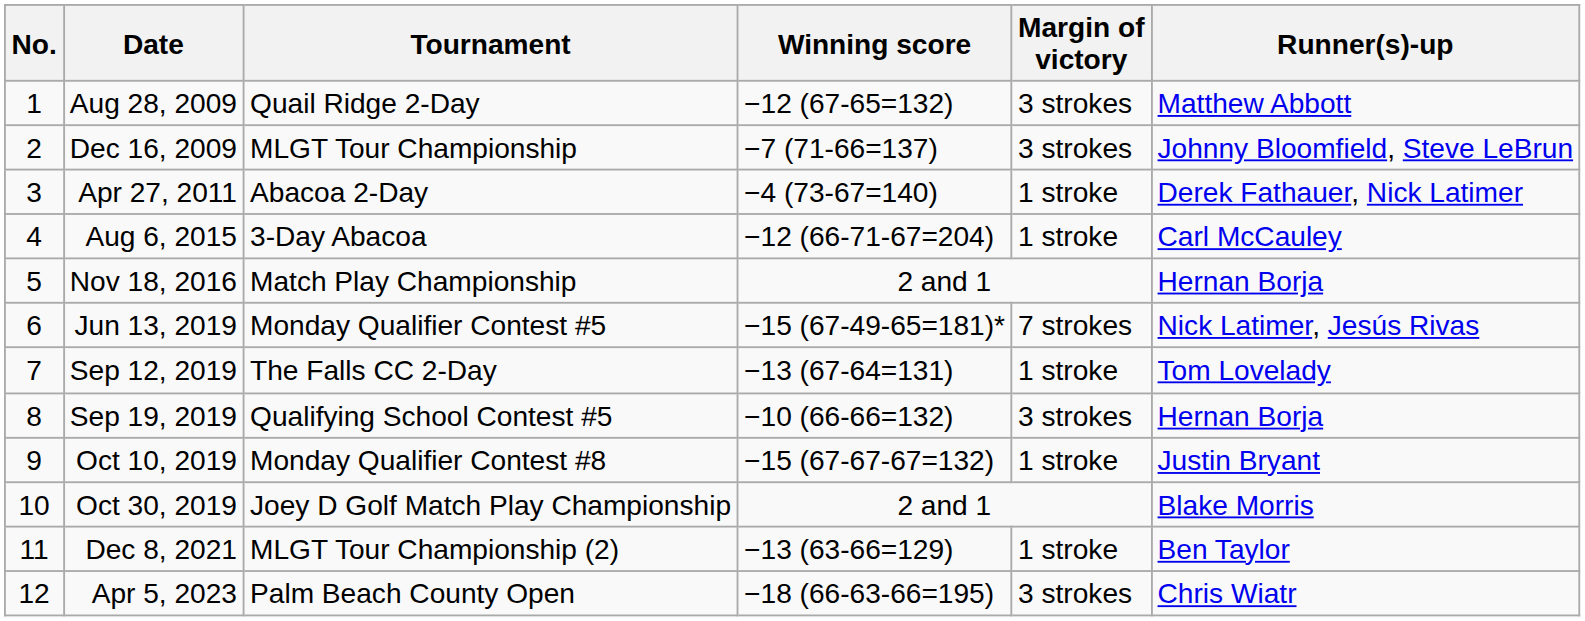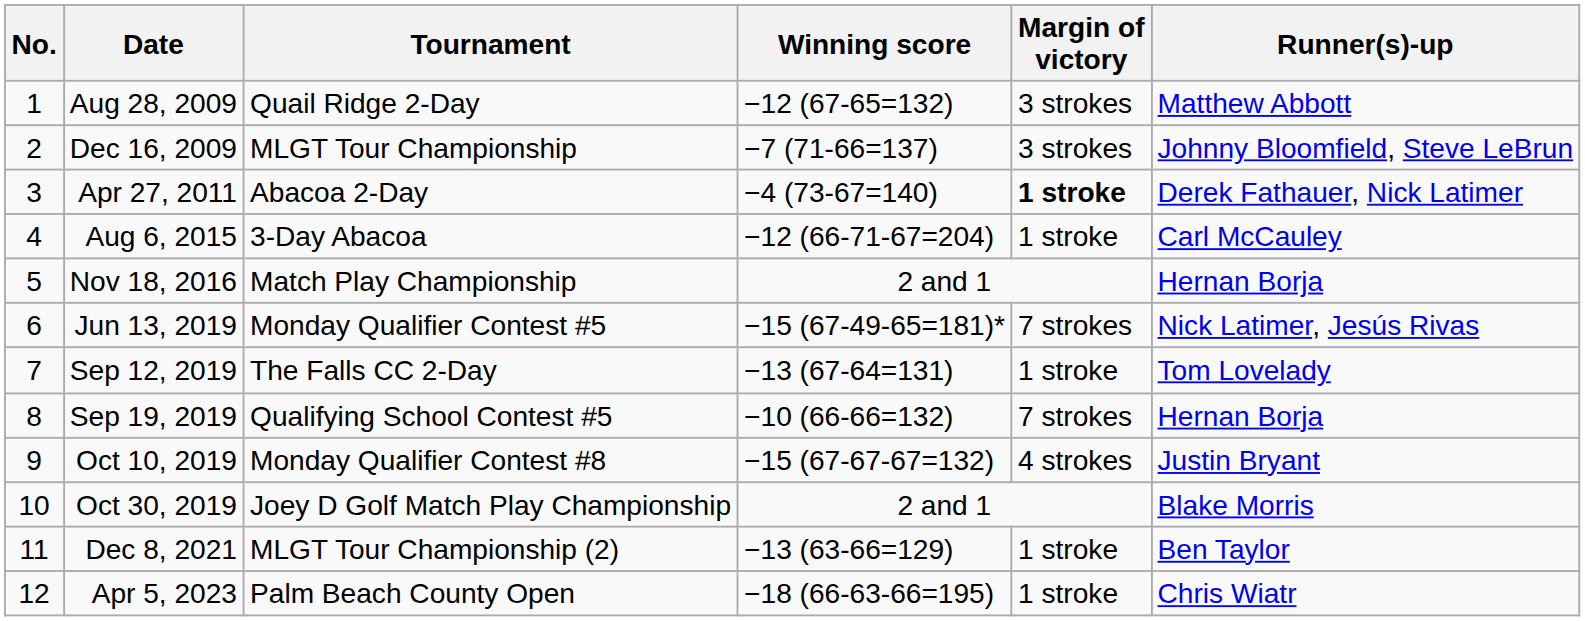(1068, 192) normal -> (1072, 192) bold
(1075, 415) 3 strokes -> (1075, 415) 7 strokes
(1068, 459) 1 stroke -> (1075, 459) 4 strokes
(1075, 593) 3 strokes -> (1068, 593) 1 stroke
